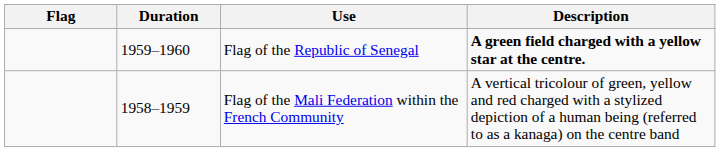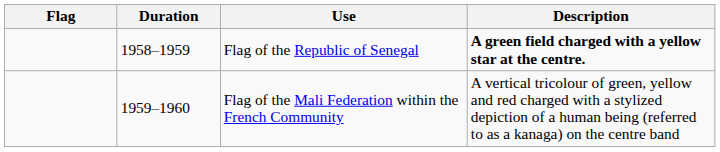(155, 49) 1959–1960 -> (155, 49) 1958–1959
(155, 108) 1958–1959 -> (155, 108) 1959–1960
